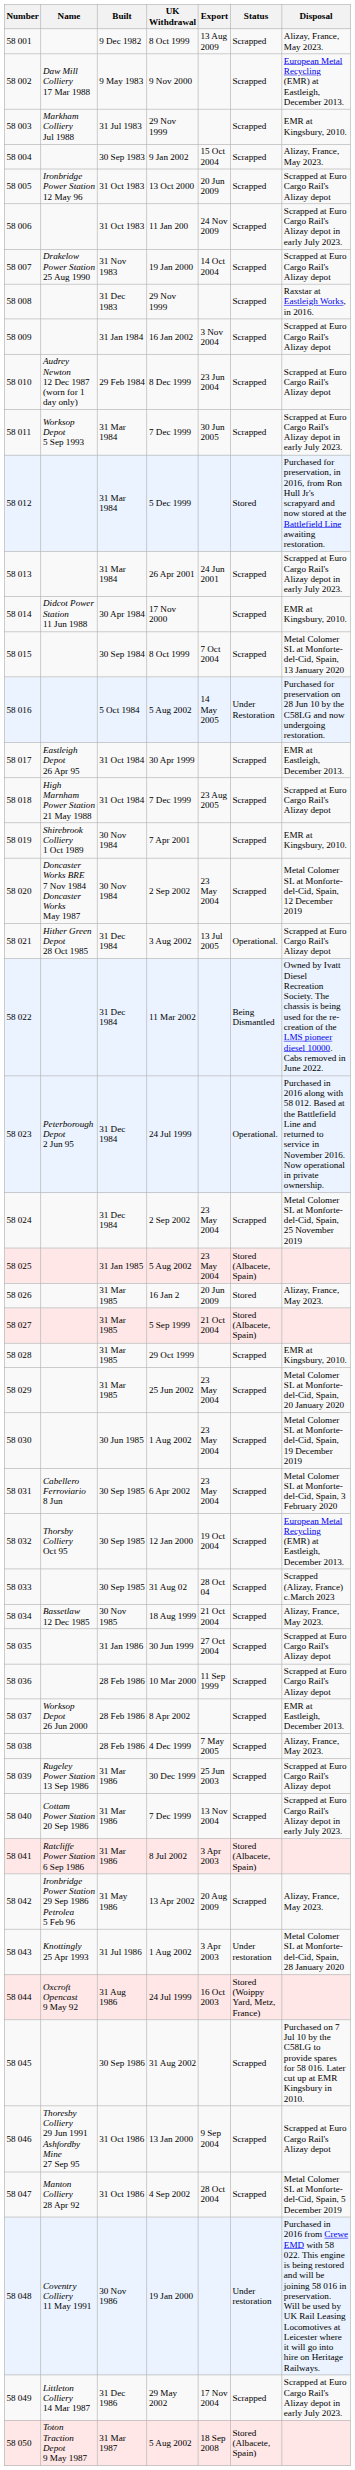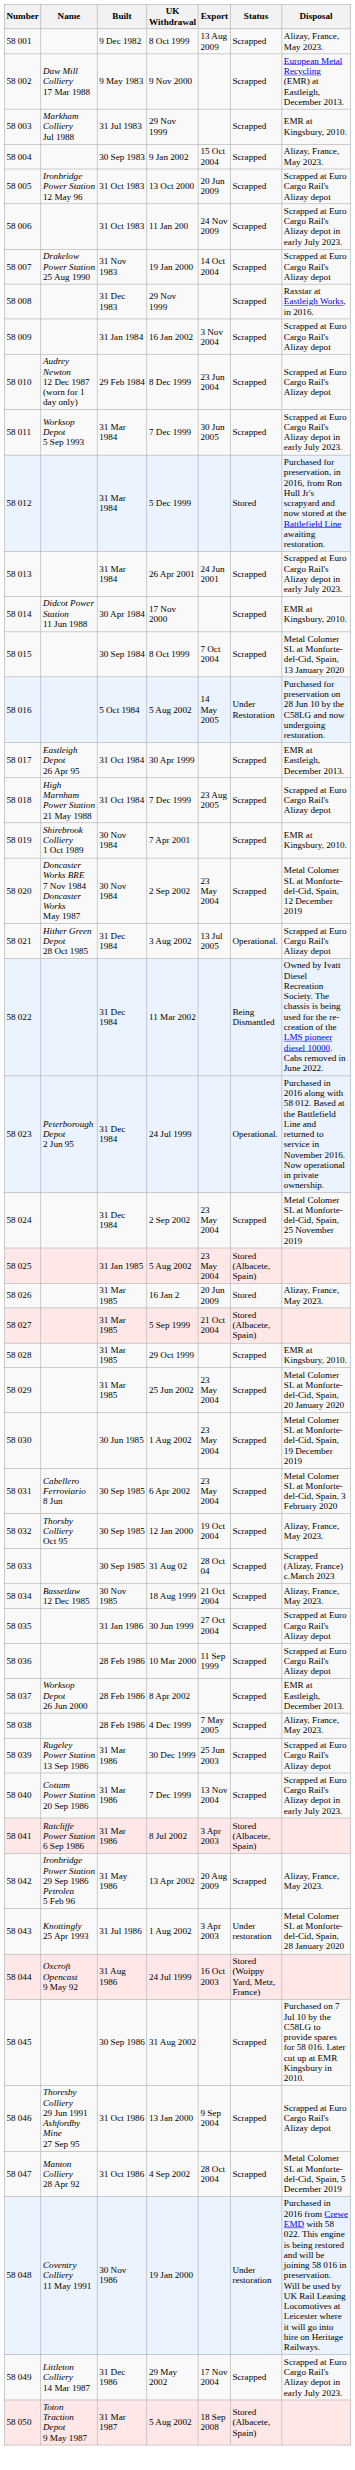(314, 1541) European Metal Recycling (EMR) at Eastleigh, December 2013. -> (312, 1531) Alizay, France, May 2023.
